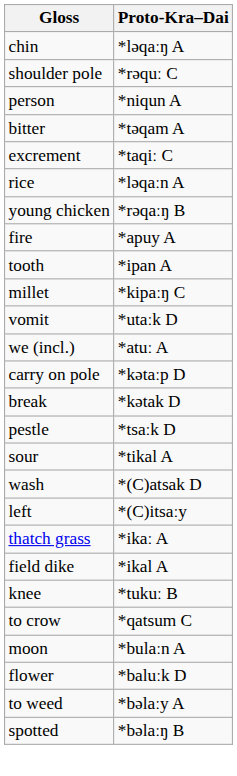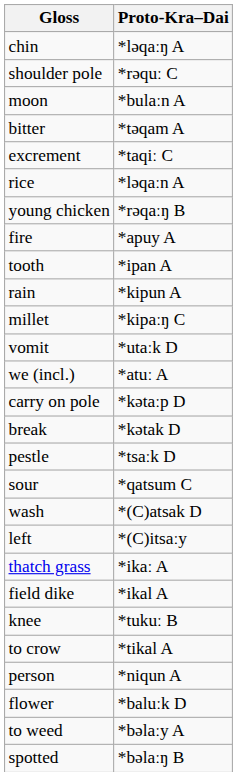rows swapped: (32, 100) <-> (28, 648)
+ row: (22, 292)
(145, 456) *tikal A -> (155, 484) *qatsum C
(155, 621) *qatsum C -> (145, 648) *tikal A
